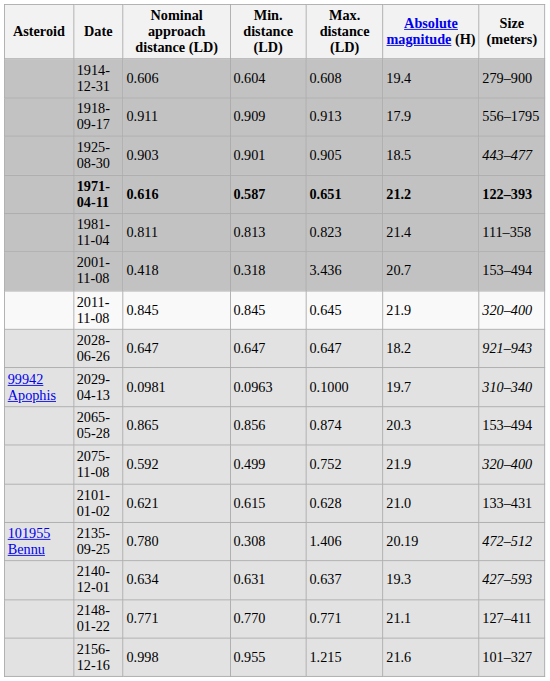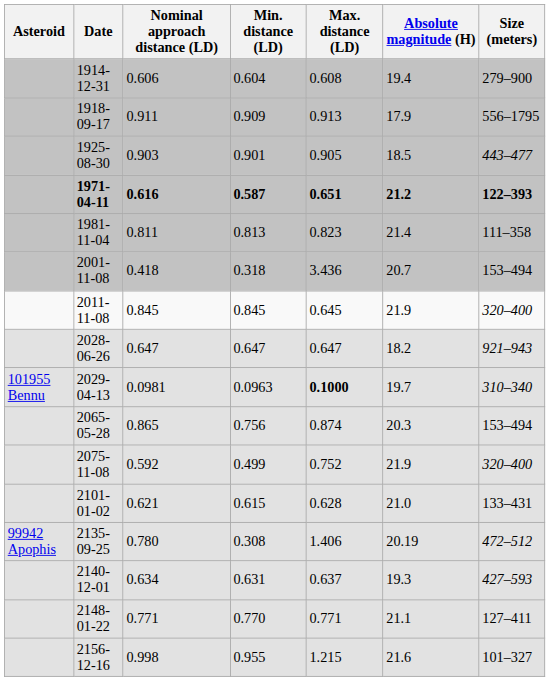(32, 387) 99942 Apophis -> (29, 387) 101955 Bennu
(329, 387) normal -> (329, 387) bold
(249, 425) 0.856 -> (249, 425) 0.756
(29, 541) 101955 Bennu -> (32, 541) 99942 Apophis
